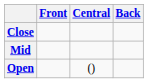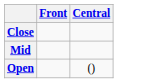- column: (128, 13)
